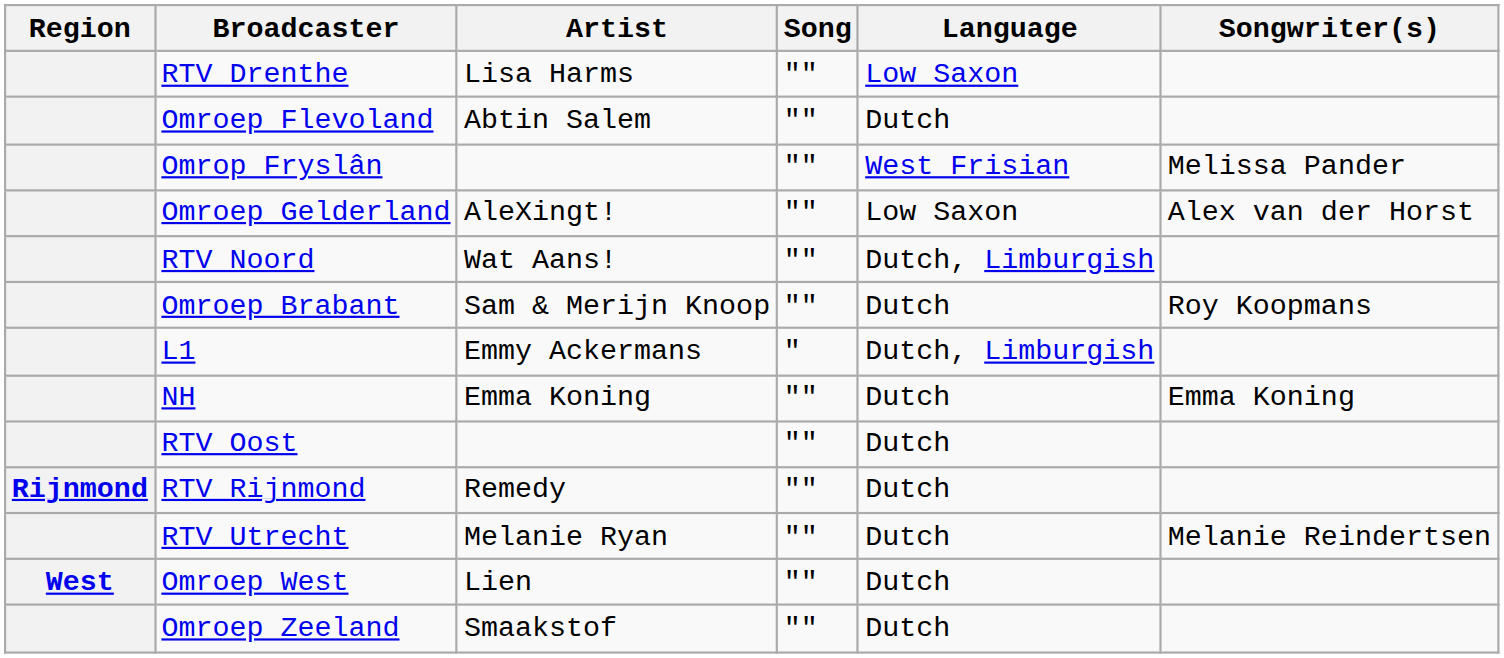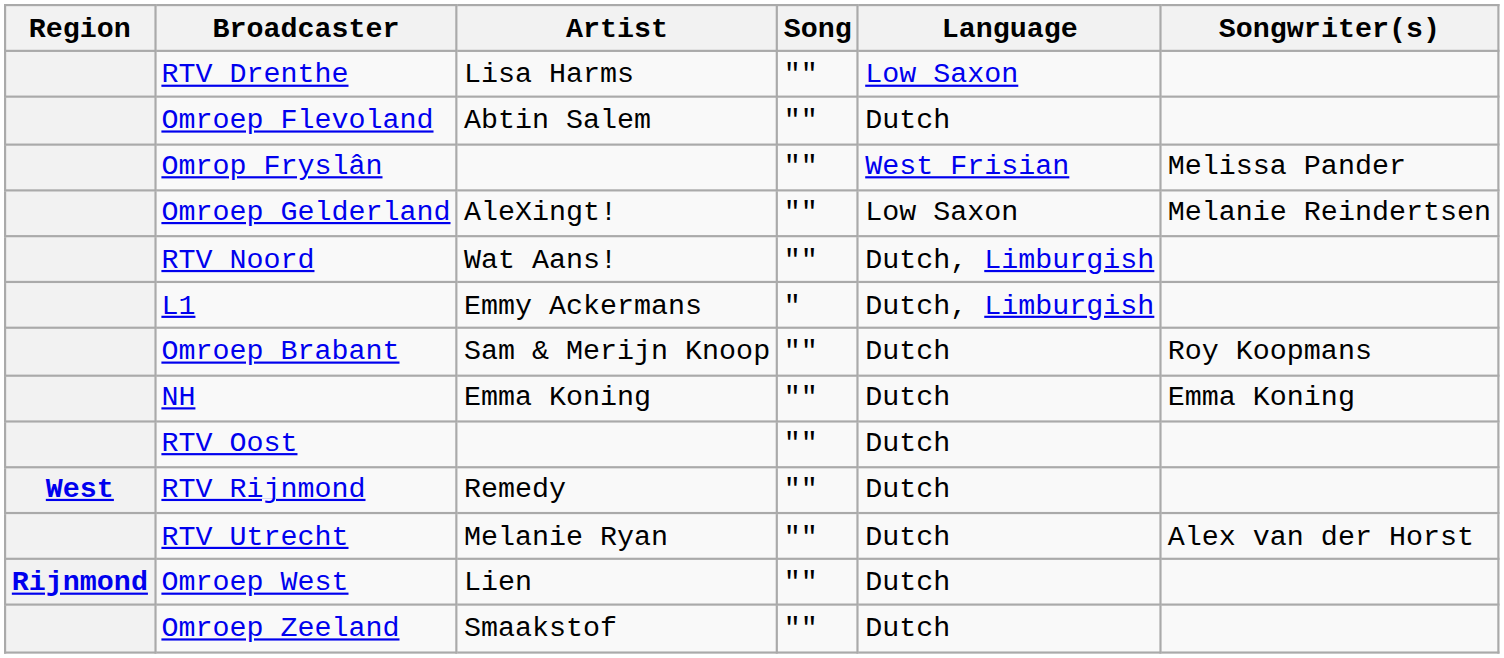(1321, 213) Alex van der Horst -> (1329, 213) Melanie Reindertsen
rows swapped: (178, 352) <-> (280, 305)
(80, 490) Rijnmond -> (80, 490) West
(1329, 536) Melanie Reindertsen -> (1321, 536) Alex van der Horst
(80, 582) West -> (80, 582) Rijnmond
